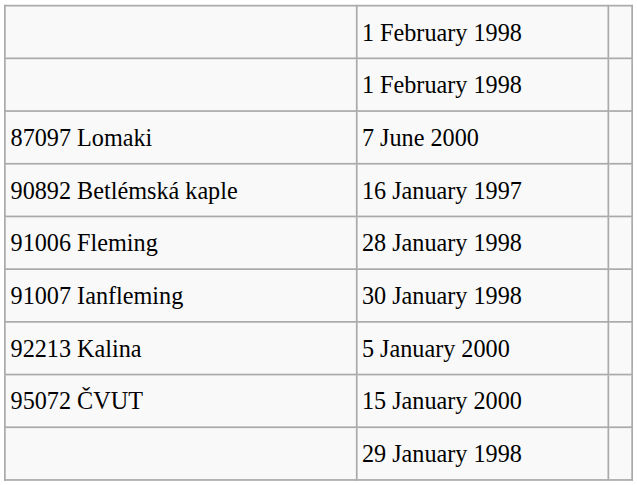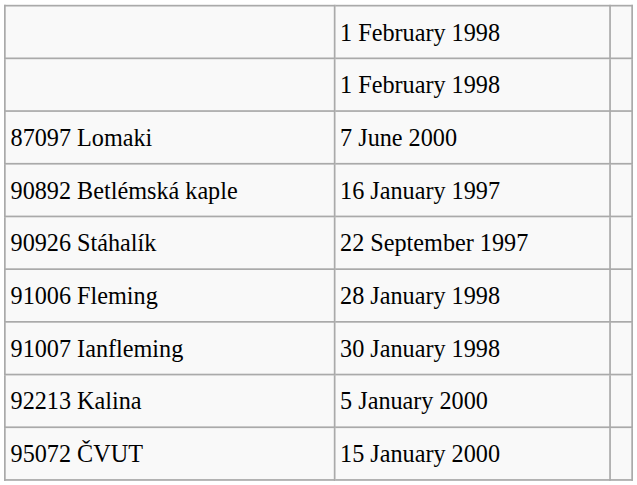+ row: (83, 242)
- row: (181, 454)
